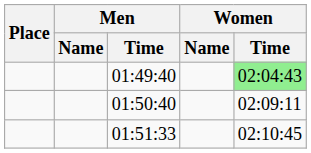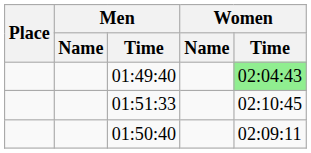rows swapped: (144, 104) <-> (144, 133)
